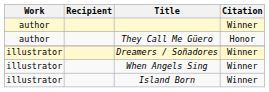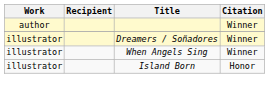- row: (34, 39)
(242, 80) Winner -> (242, 66) Honor
